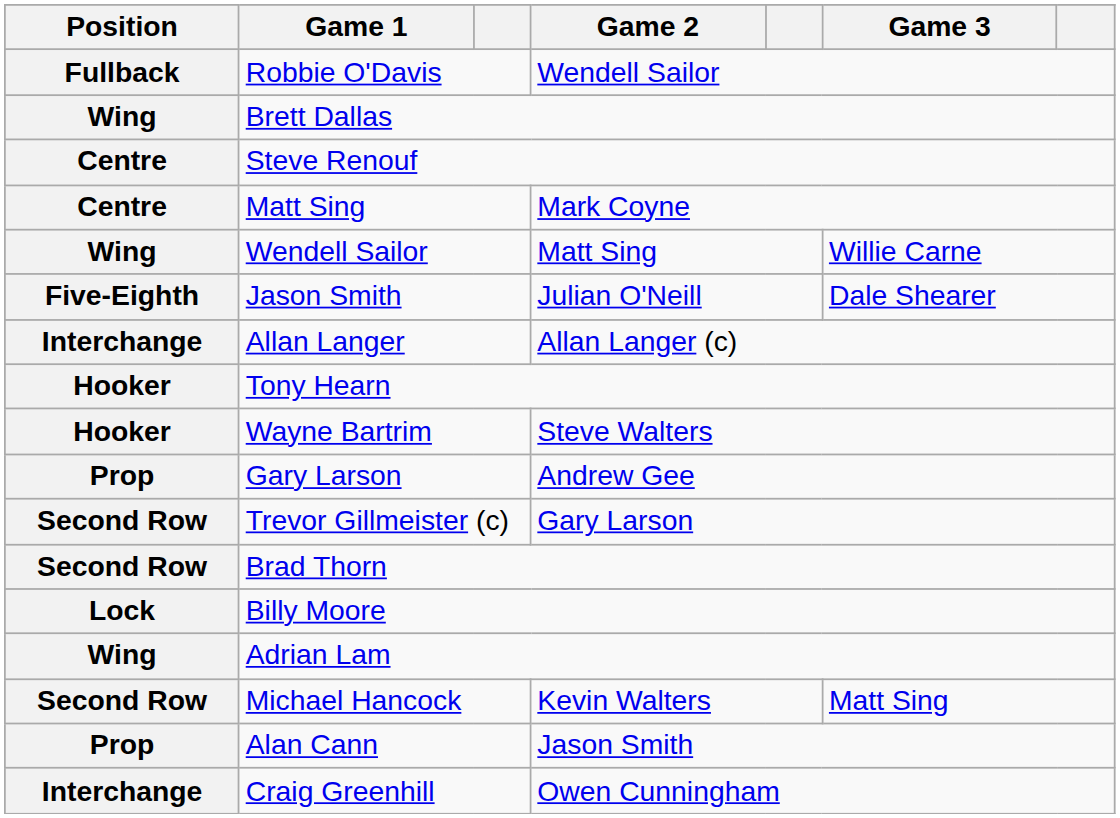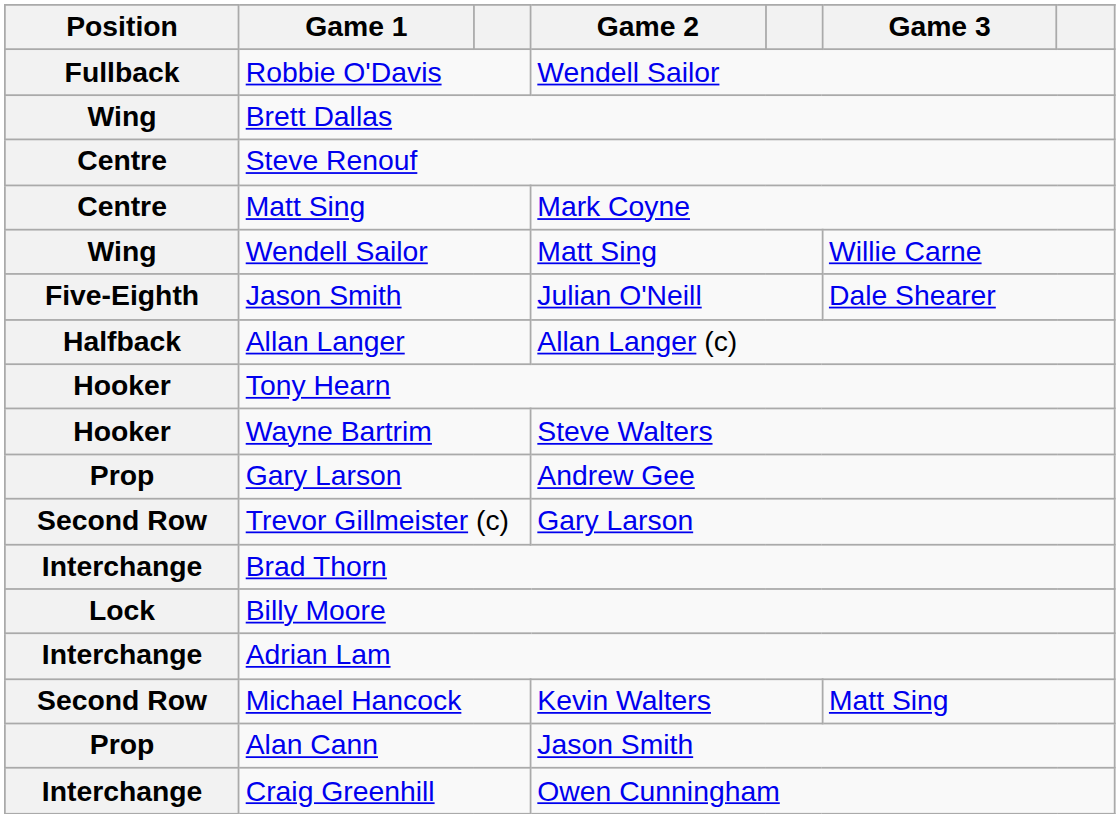(122, 341) Interchange -> (122, 341) Halfback
(122, 565) Second Row -> (122, 565) Interchange
(122, 655) Wing -> (122, 655) Interchange
